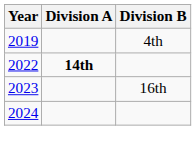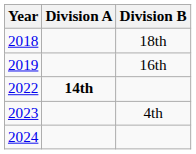+ row: (23, 40)
(153, 40) 4th -> (153, 64) 16th
(153, 88) 16th -> (153, 112) 4th
